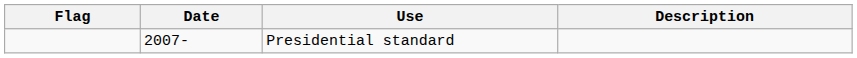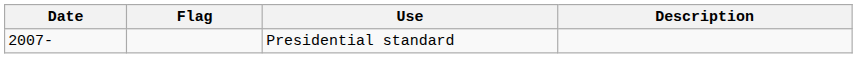columns swapped: (73, 17) <-> (202, 17)
